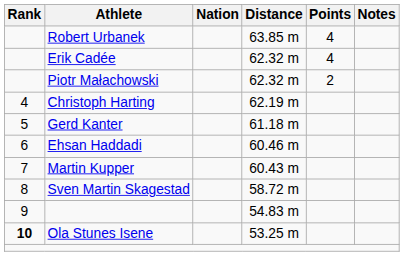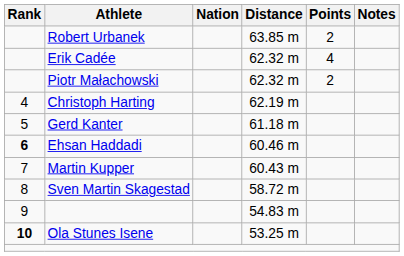(330, 37) 4 -> (330, 37) 2
(24, 146) normal -> (24, 146) bold
